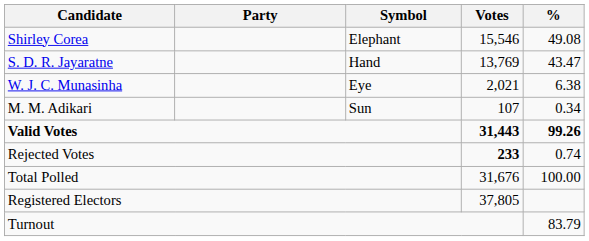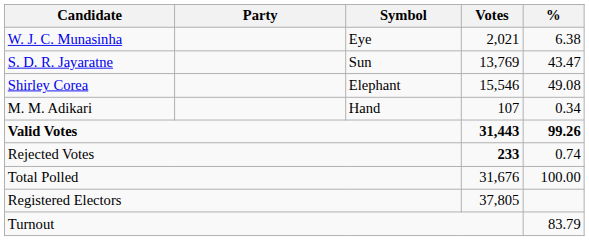rows swapped: (48, 39) <-> (65, 85)
(365, 62) Hand -> (360, 62) Sun
(360, 108) Sun -> (365, 108) Hand
